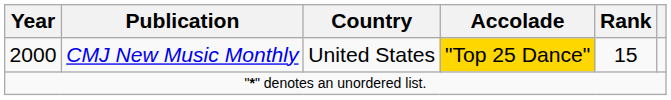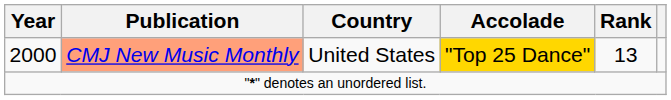(182, 54) no background -> (182, 54) lightsalmon background
(626, 54) 15 -> (626, 54) 13
